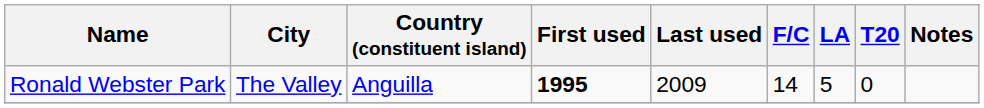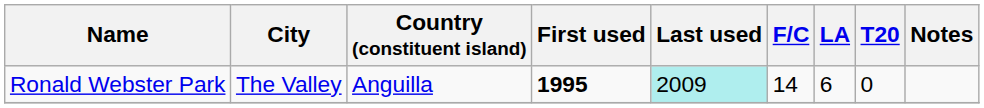(681, 84) no background -> (681, 84) paleturquoise background
(826, 84) 5 -> (826, 84) 6
